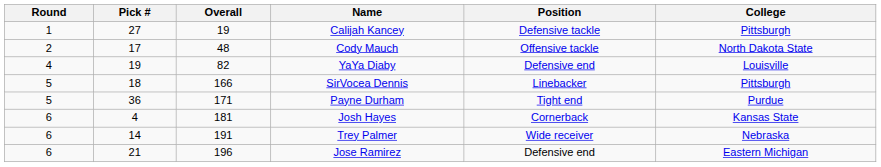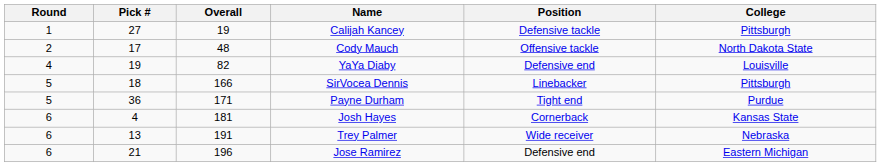(135, 135) 14 -> (135, 135) 13
